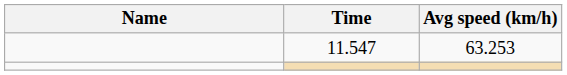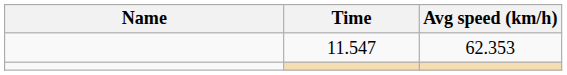(490, 47) 63.253 -> (490, 47) 62.353
